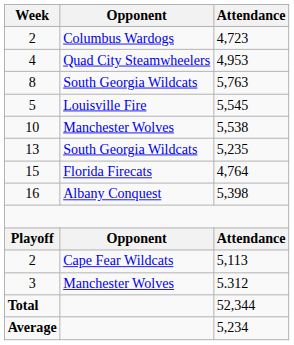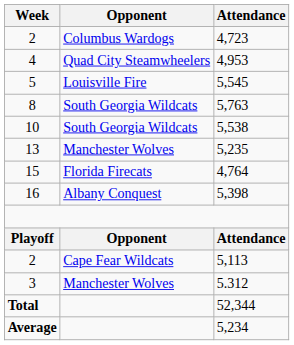rows swapped: (233, 104) <-> (233, 82)
(119, 127) Manchester Wolves -> (130, 127) South Georgia Wildcats
(130, 149) South Georgia Wildcats -> (119, 149) Manchester Wolves
